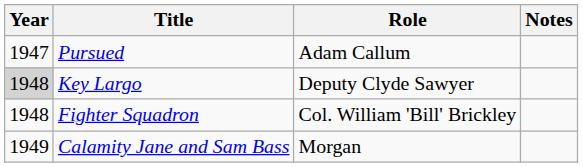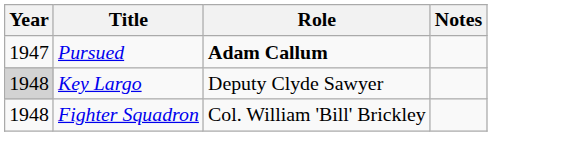(355, 51) normal -> (268, 51) bold
- row: (174, 146)
